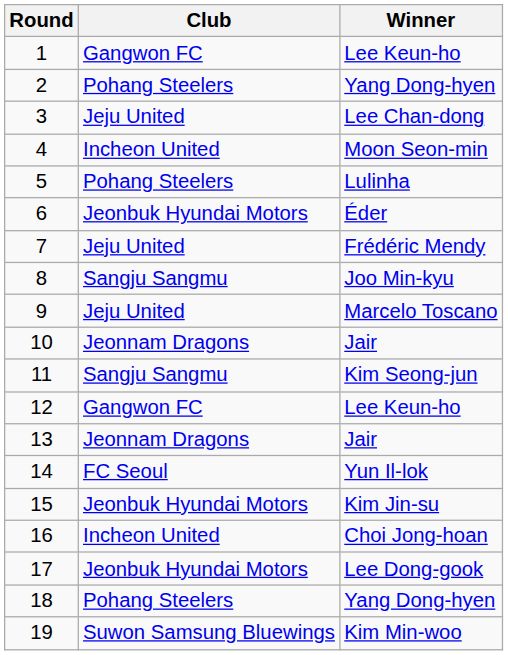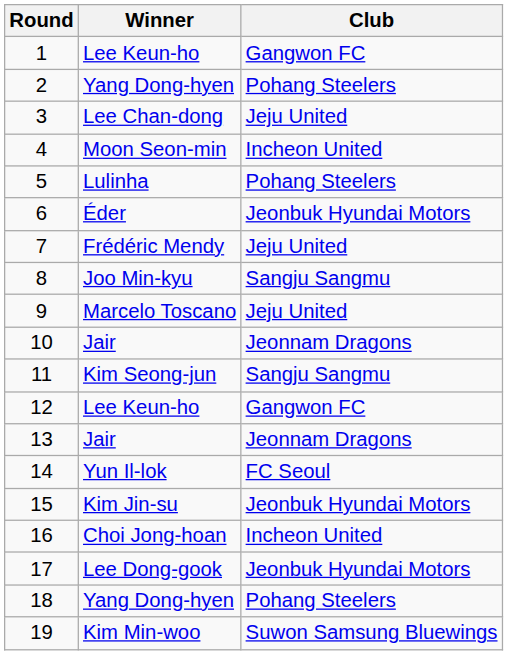columns swapped: (421, 20) <-> (209, 20)
